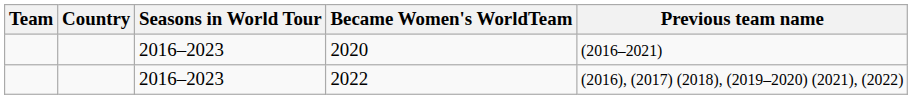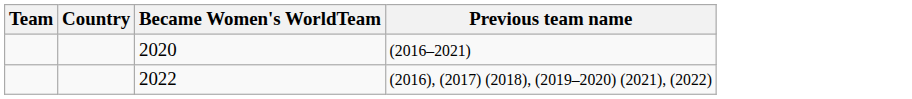- column: (230, 19)
